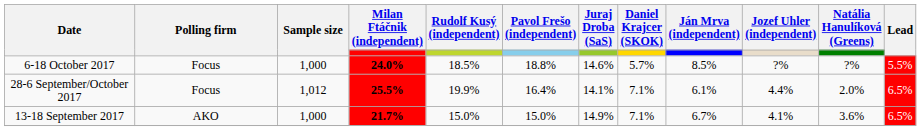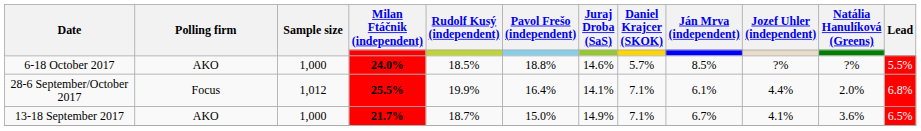(206, 65) Focus -> (206, 65) AKO
(900, 91) 6.5% -> (900, 91) 6.8%
(464, 116) 15.0% -> (464, 116) 18.7%
